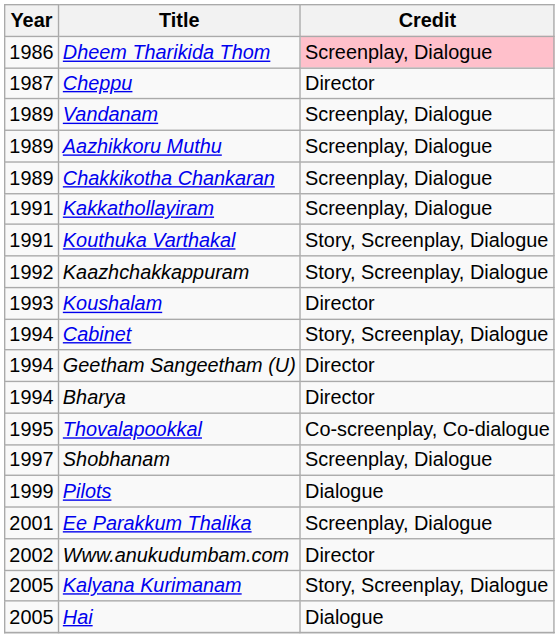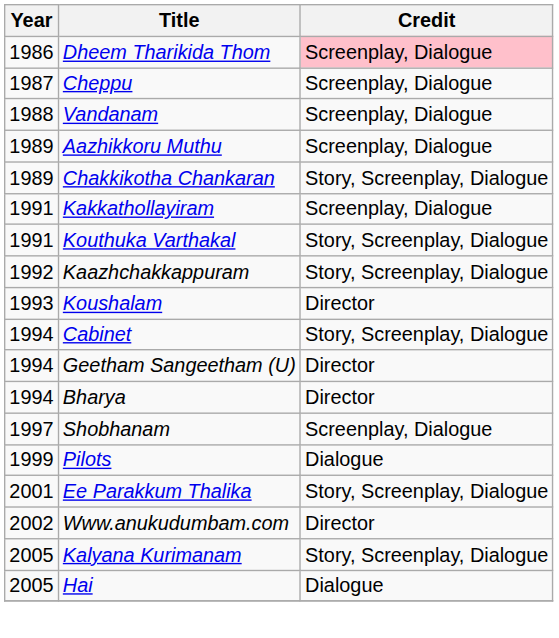(340, 84) Director -> (399, 84) Screenplay, Dialogue
(31, 115) 1989 -> (31, 115) 1988
(399, 178) Screenplay, Dialogue -> (427, 178) Story, Screenplay, Dialogue
- row: (132, 429)
(399, 523) Screenplay, Dialogue -> (427, 492) Story, Screenplay, Dialogue
